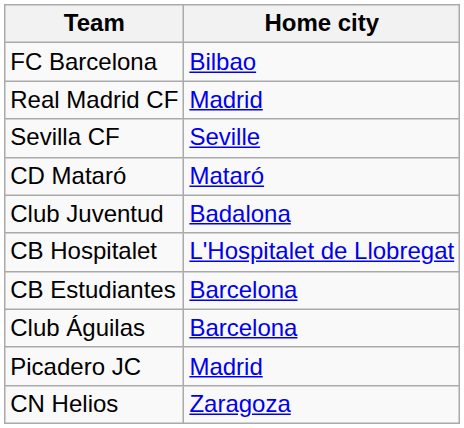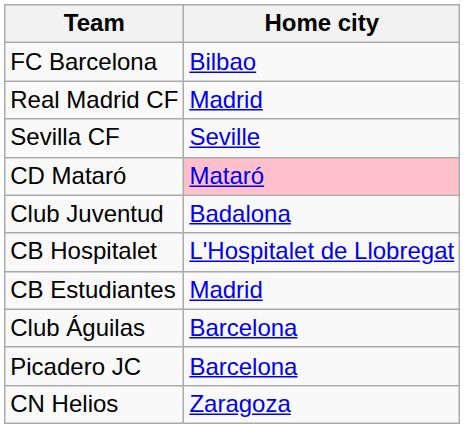(227, 175) no background -> (227, 175) pink background
(243, 289) Barcelona -> (226, 289) Madrid
(226, 366) Madrid -> (243, 366) Barcelona
